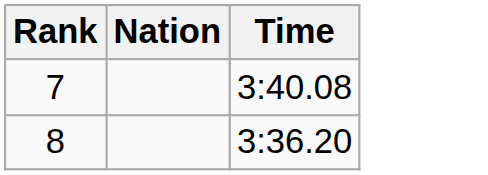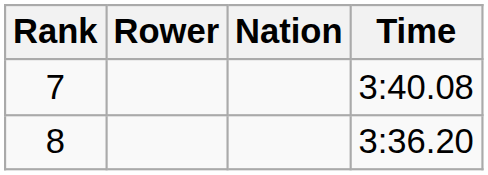+ column: (166, 31)
